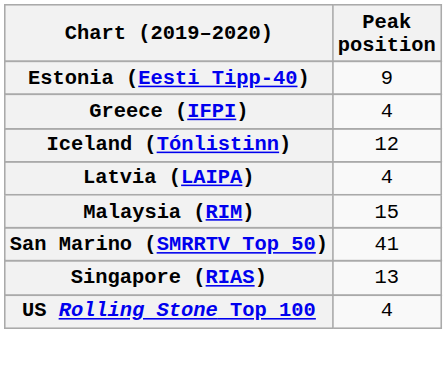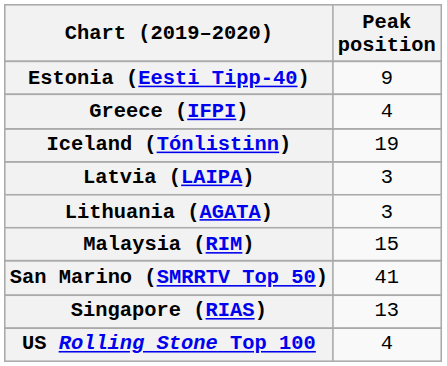(387, 145) 12 -> (387, 145) 19
(387, 178) 4 -> (387, 178) 3
+ row: (169, 211)
